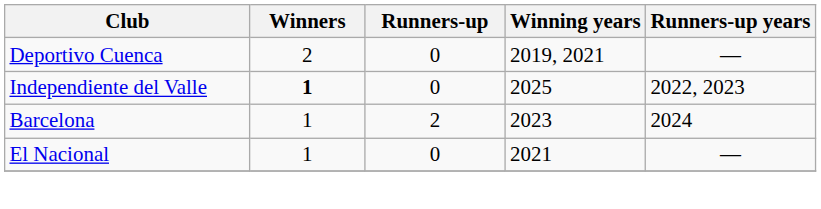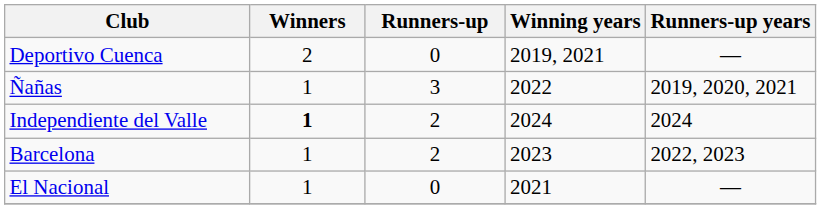+ row: (36, 87)
(435, 87) 0 -> (435, 120) 2
(531, 87) 2025 -> (531, 120) 2024
(698, 87) 2022, 2023 -> (671, 120) 2024
(671, 120) 2024 -> (698, 154) 2022, 2023
